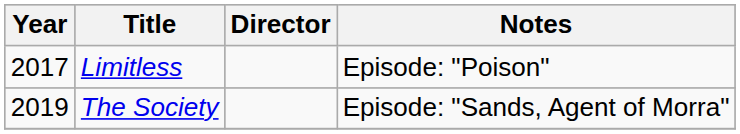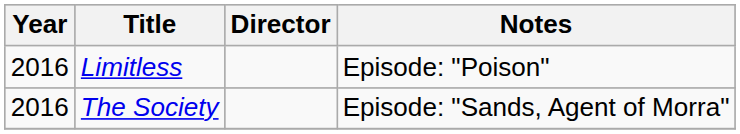(40, 66) 2017 -> (40, 66) 2016
(40, 107) 2019 -> (40, 107) 2016
